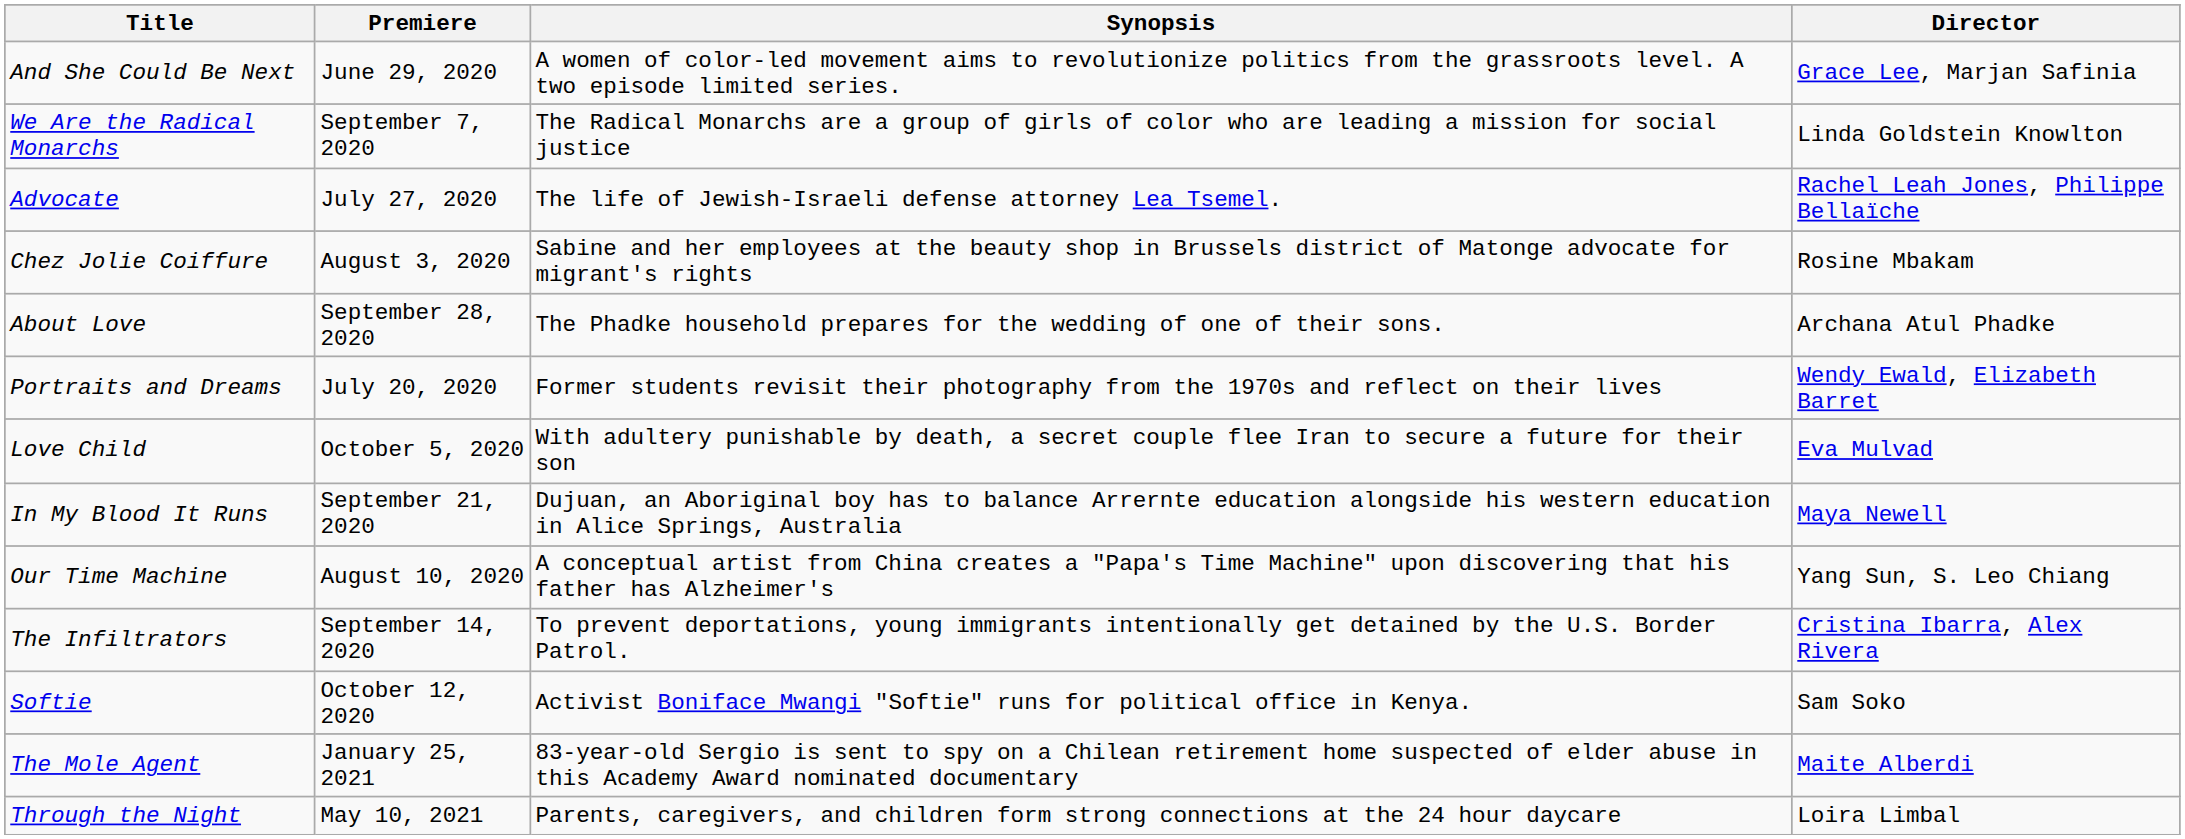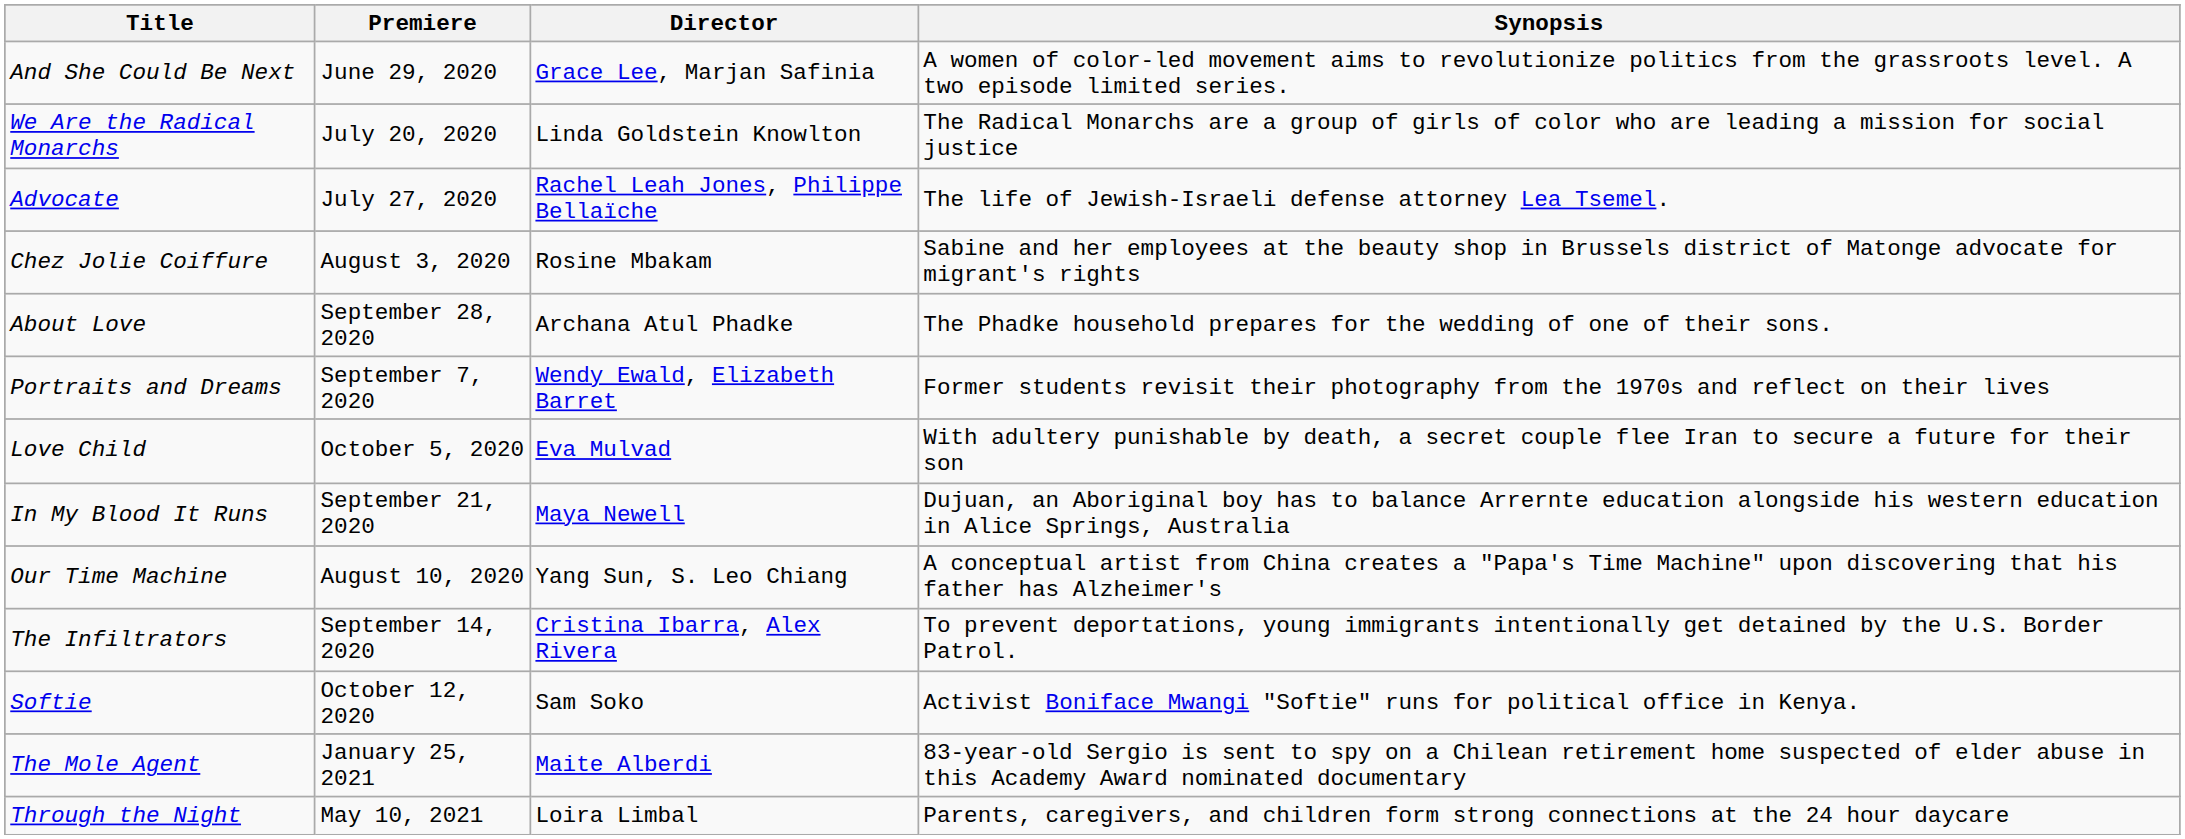columns swapped: (1986, 23) <-> (1161, 23)
(402, 136) September 7, 2020 -> (409, 136) July 20, 2020
(409, 388) July 20, 2020 -> (402, 388) September 7, 2020
